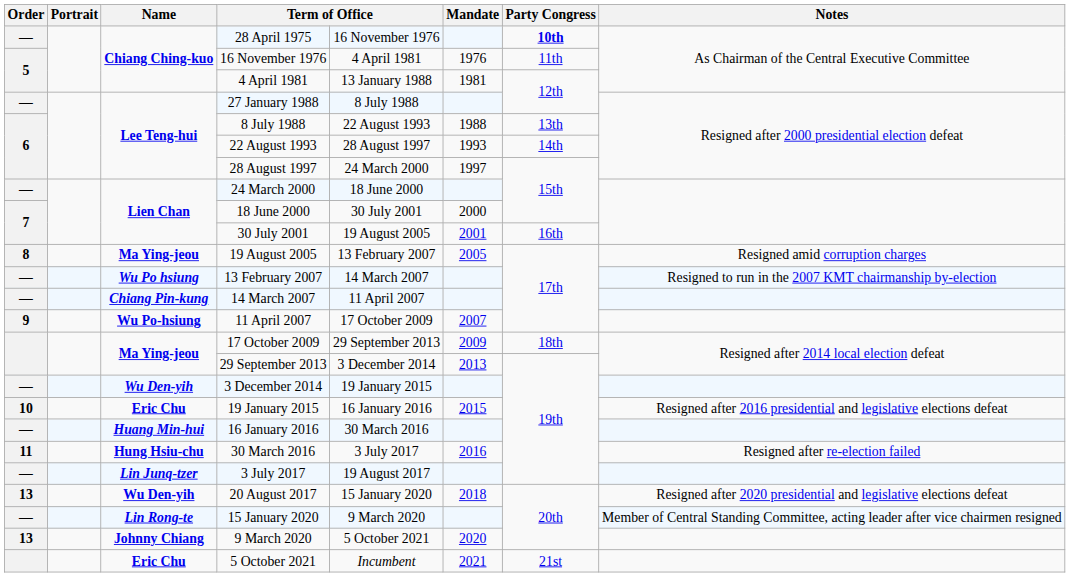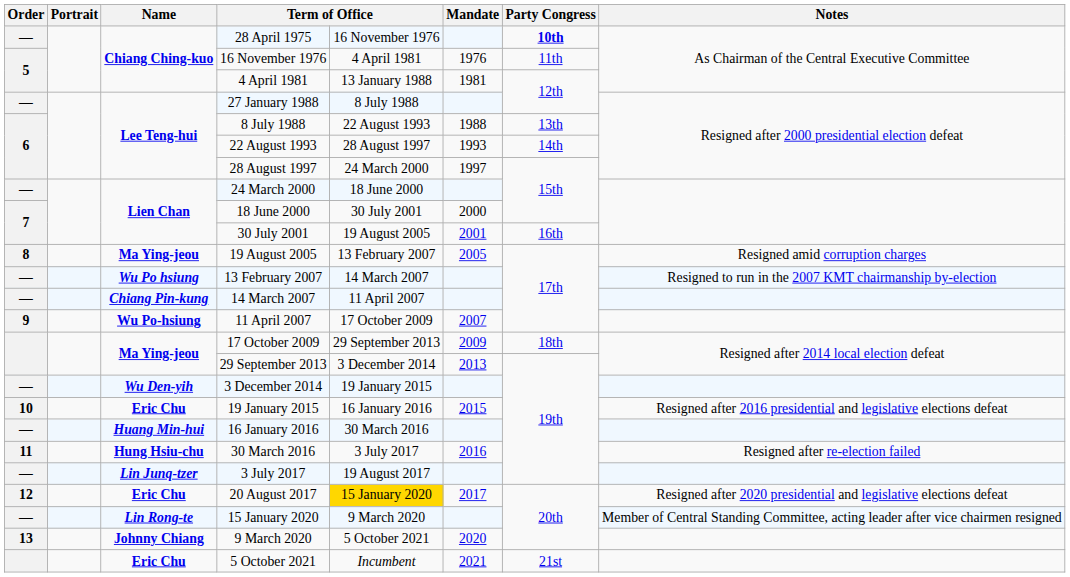(26, 495) 13 -> (26, 495) 12
(159, 495) Wu Den-yih -> (159, 495) Eric Chu
(387, 495) no background -> (387, 495) gold background
(473, 495) 2018 -> (473, 495) 2017
